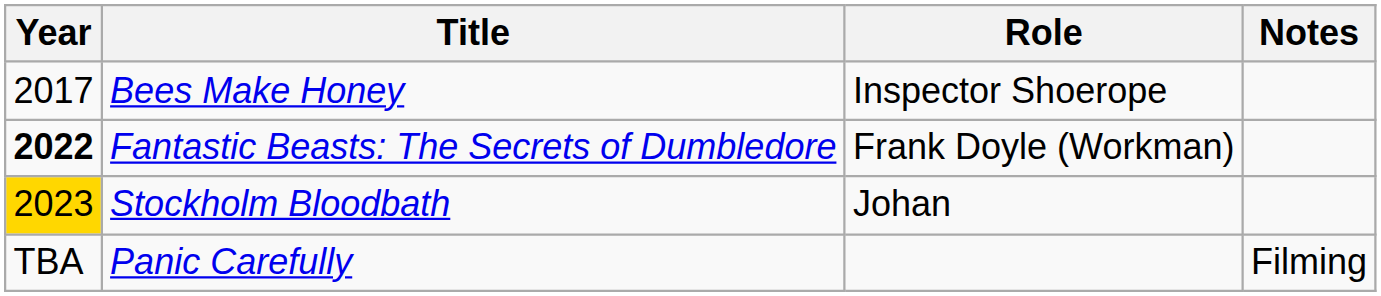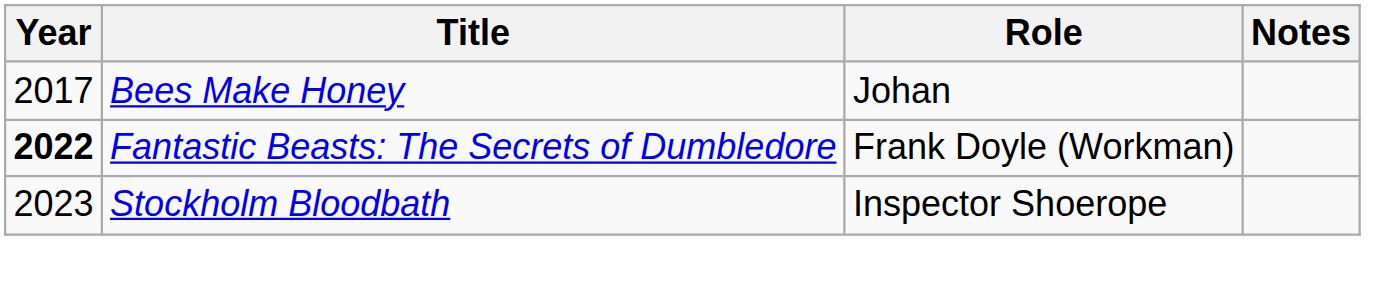(1010, 90) Inspector Shoerope -> (902, 90) Johan
(53, 204) gold background -> (53, 204) no background
(902, 204) Johan -> (1010, 204) Inspector Shoerope
- row: (231, 261)
